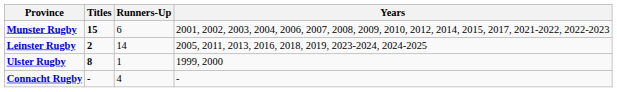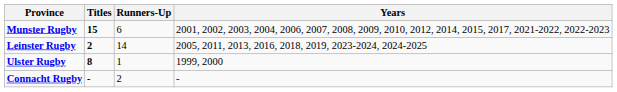(119, 78) 4 -> (119, 78) 2
